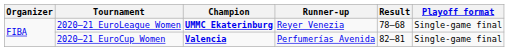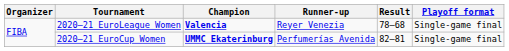(229, 25) UMMC Ekaterinburg -> (206, 25) Valencia
(206, 39) Valencia -> (229, 39) UMMC Ekaterinburg
